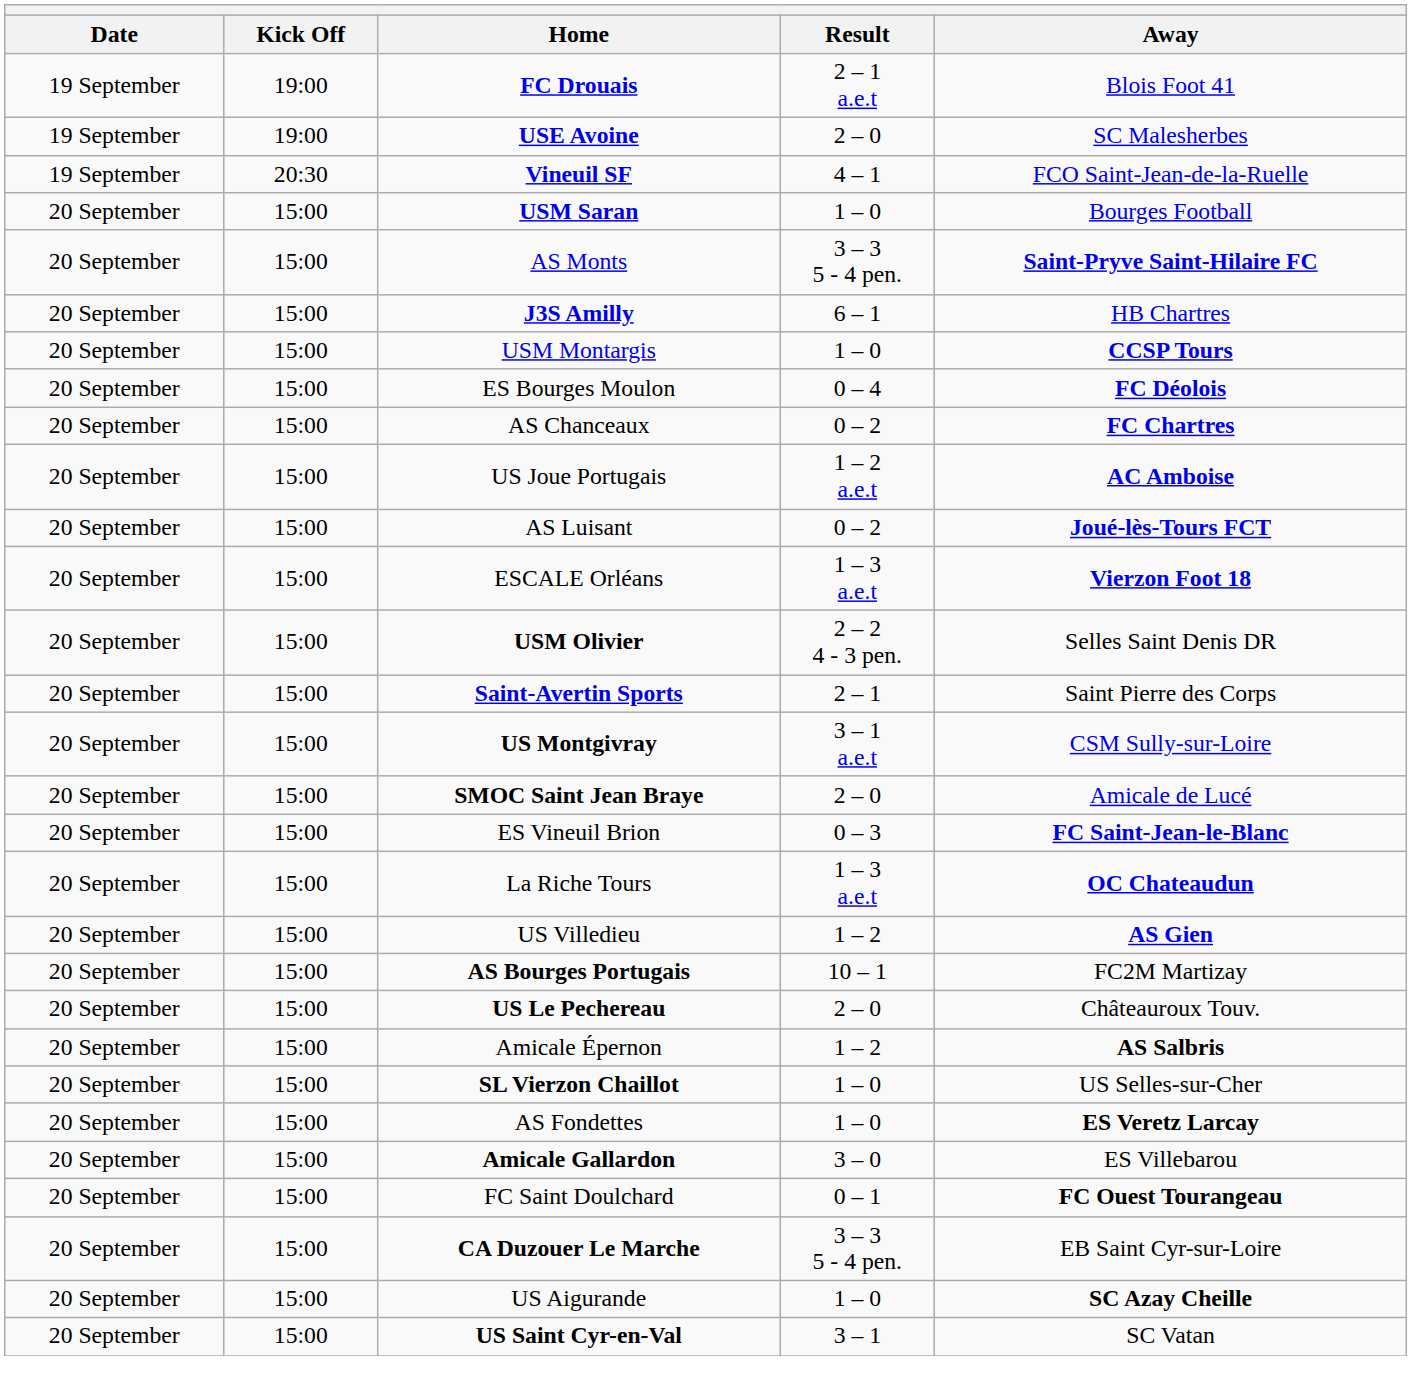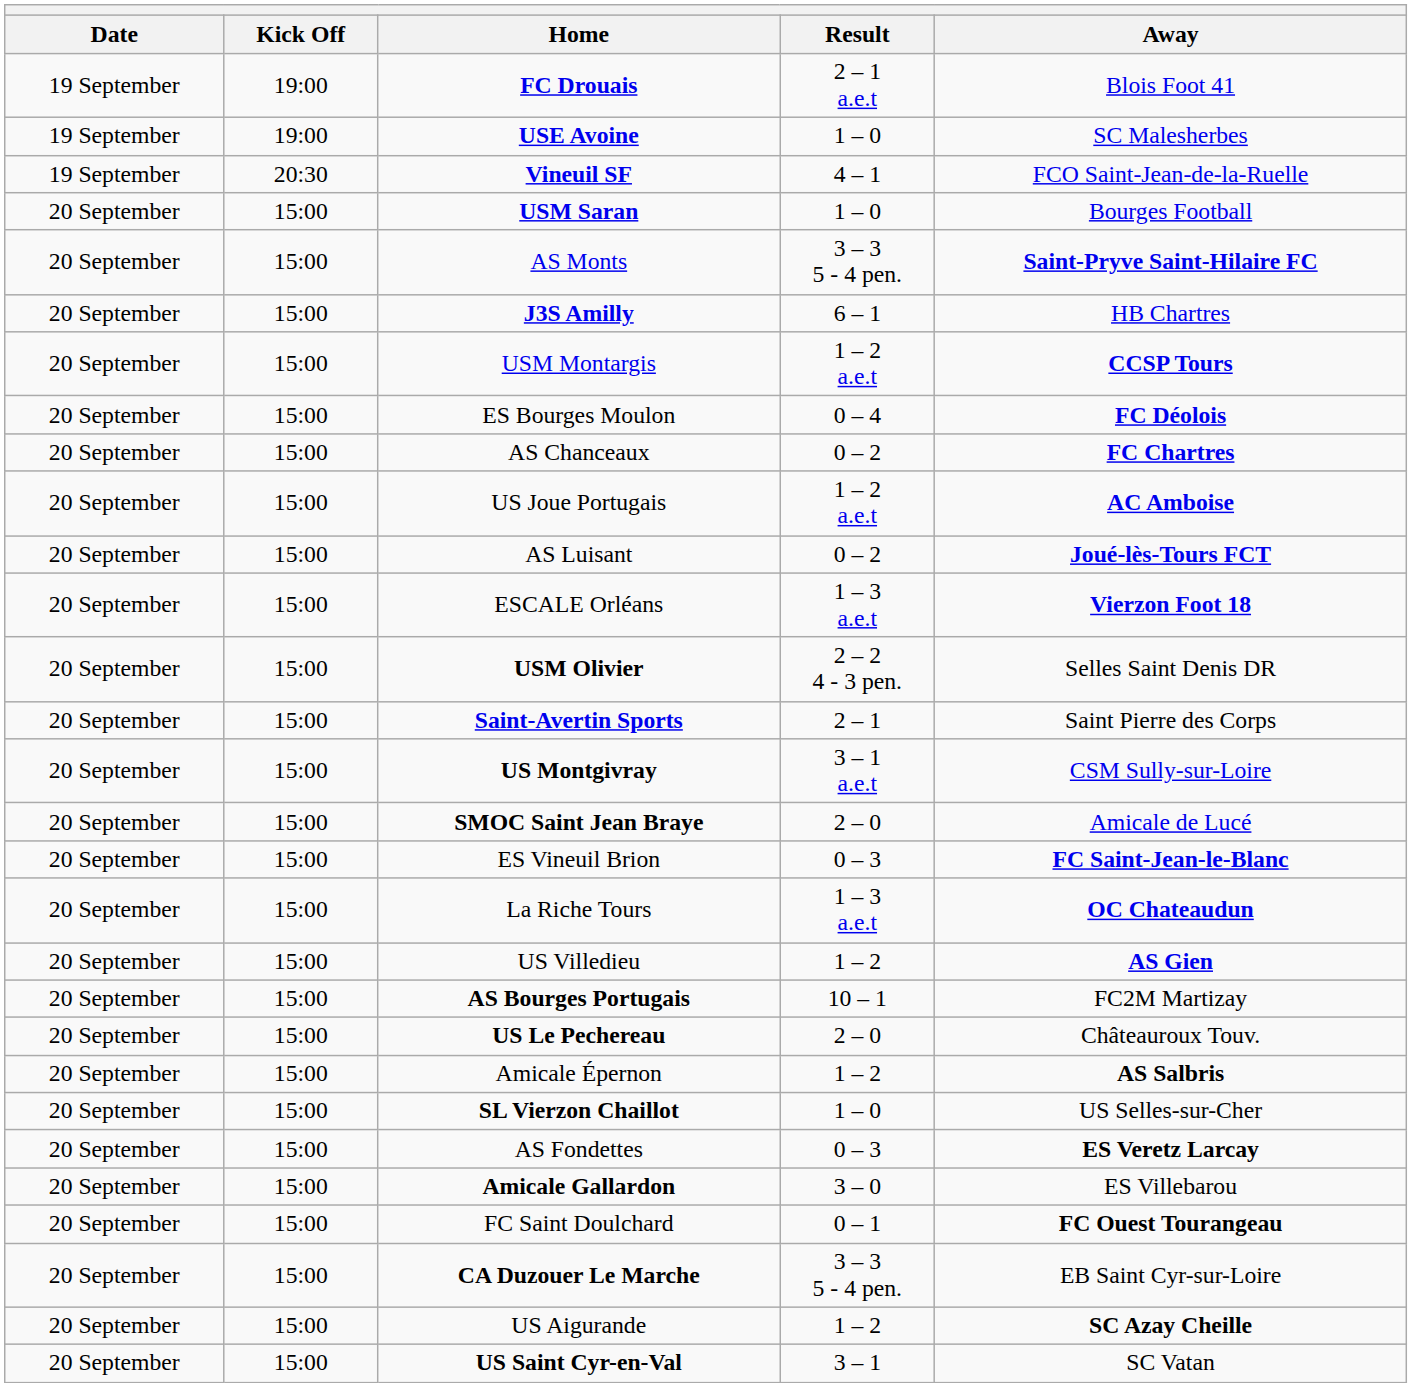(857, 135) 2 – 0 -> (857, 135) 1 – 0
(857, 350) 1 – 0 -> (857, 363) 1 – 2 a.e.t
(857, 1121) 1 – 0 -> (857, 1148) 0 – 3
(857, 1298) 1 – 0 -> (857, 1325) 1 – 2
